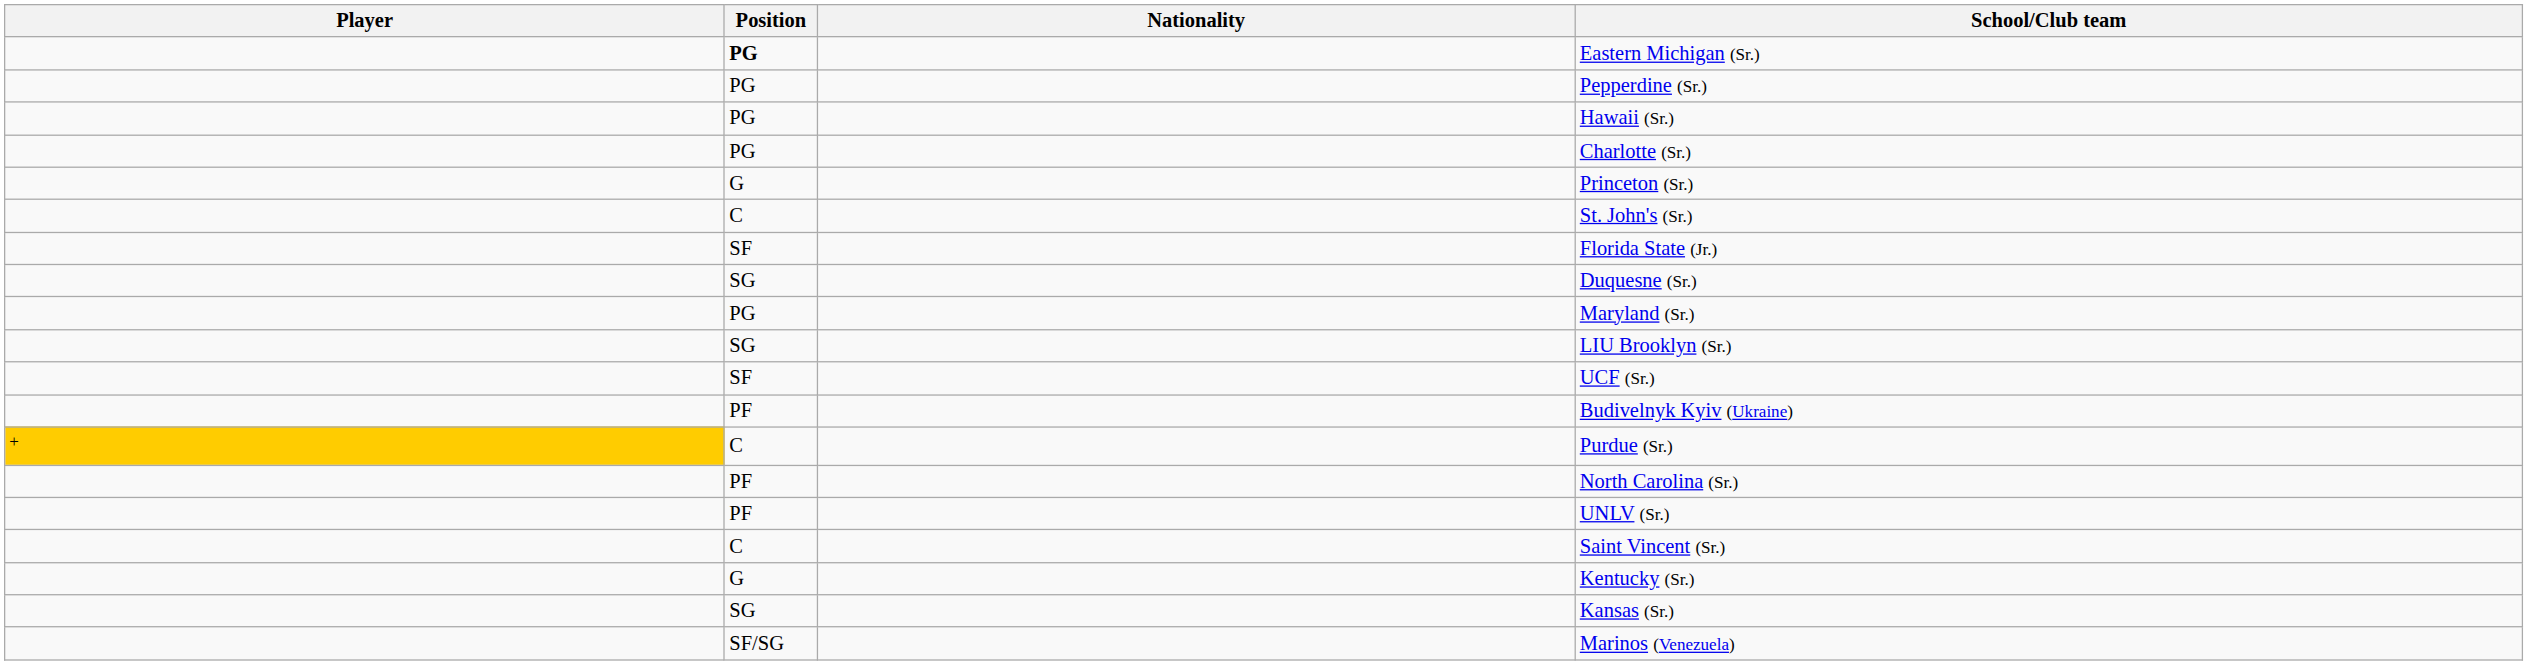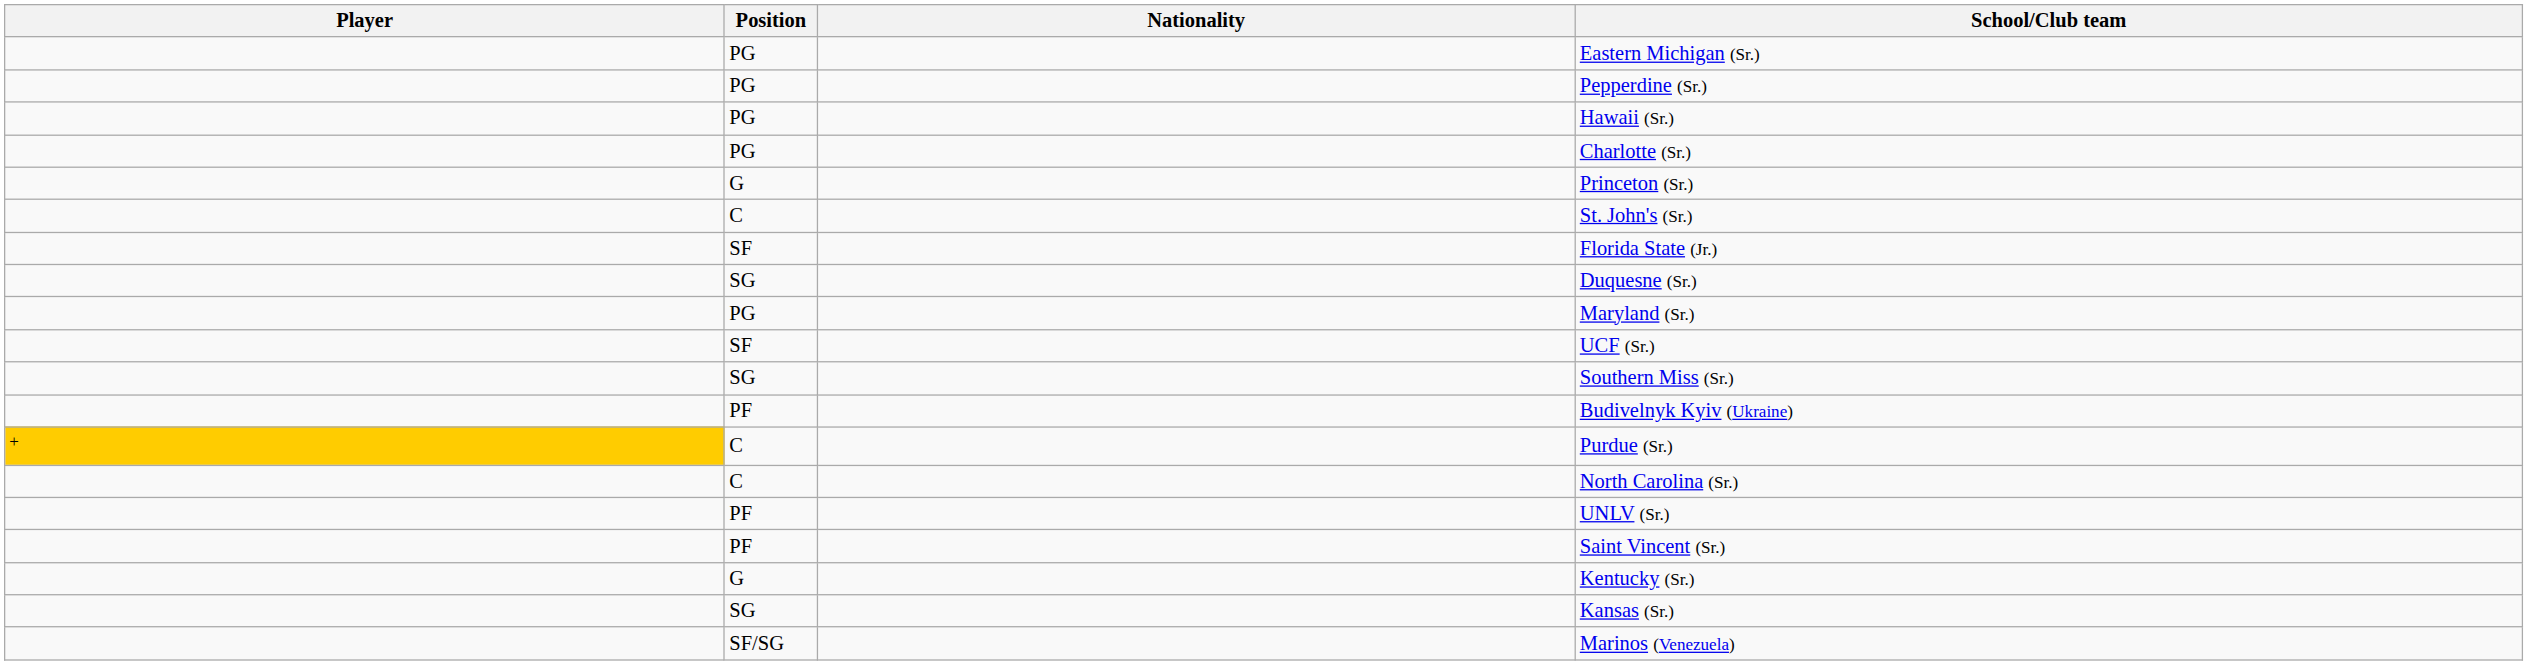(743, 53) bold -> (742, 53) normal
- row: (1656, 345)
+ row: (1657, 378)
(741, 480) PF -> (736, 480) C
(736, 545) C -> (741, 545) PF
